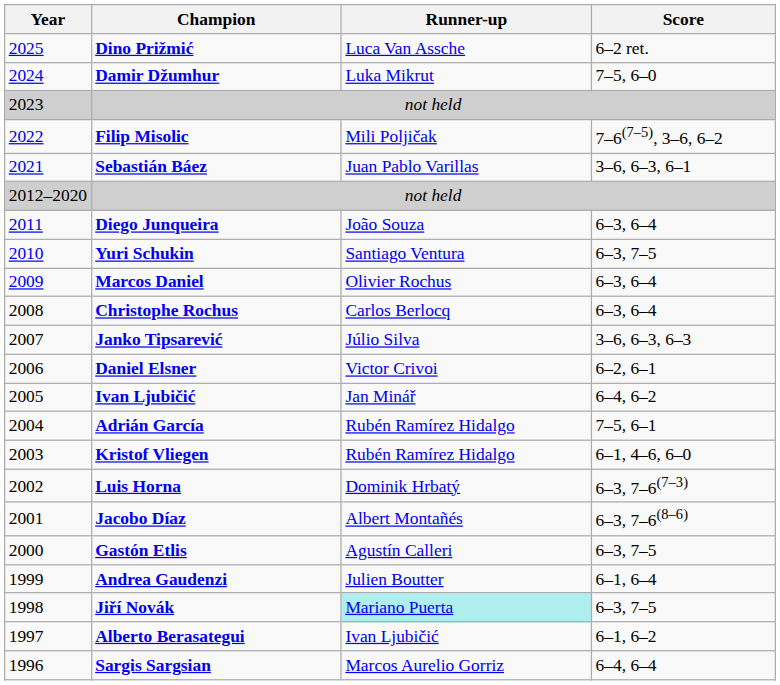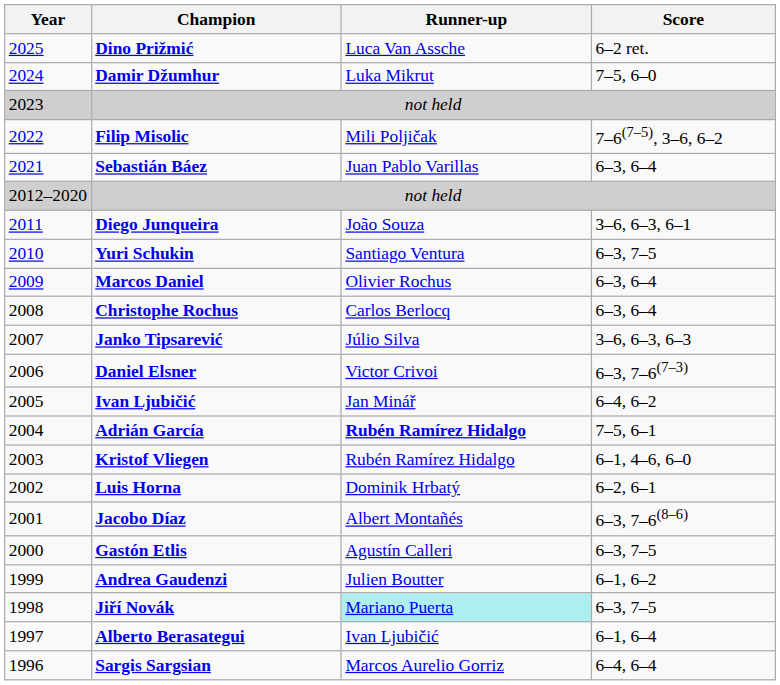(643, 167) 3–6, 6–3, 6–1 -> (626, 167) 6–3, 6–4
(626, 225) 6–3, 6–4 -> (643, 225) 3–6, 6–3, 6–1
(626, 368) 6–2, 6–1 -> (642, 371) 6–3, 7–6(7–3)
(430, 426) normal -> (436, 430) bold
(642, 485) 6–3, 7–6(7–3) -> (626, 488) 6–2, 6–1
(626, 579) 6–1, 6–4 -> (626, 579) 6–1, 6–2
(626, 636) 6–1, 6–2 -> (626, 636) 6–1, 6–4
